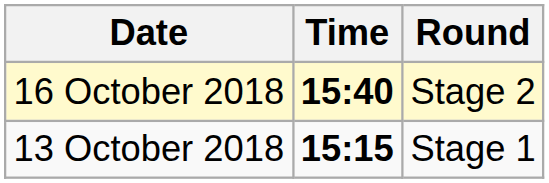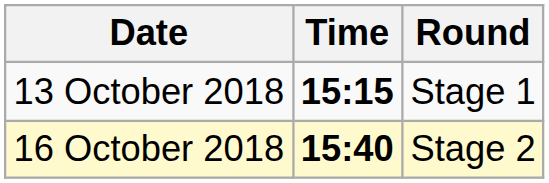rows swapped: (149, 148) <-> (149, 90)
